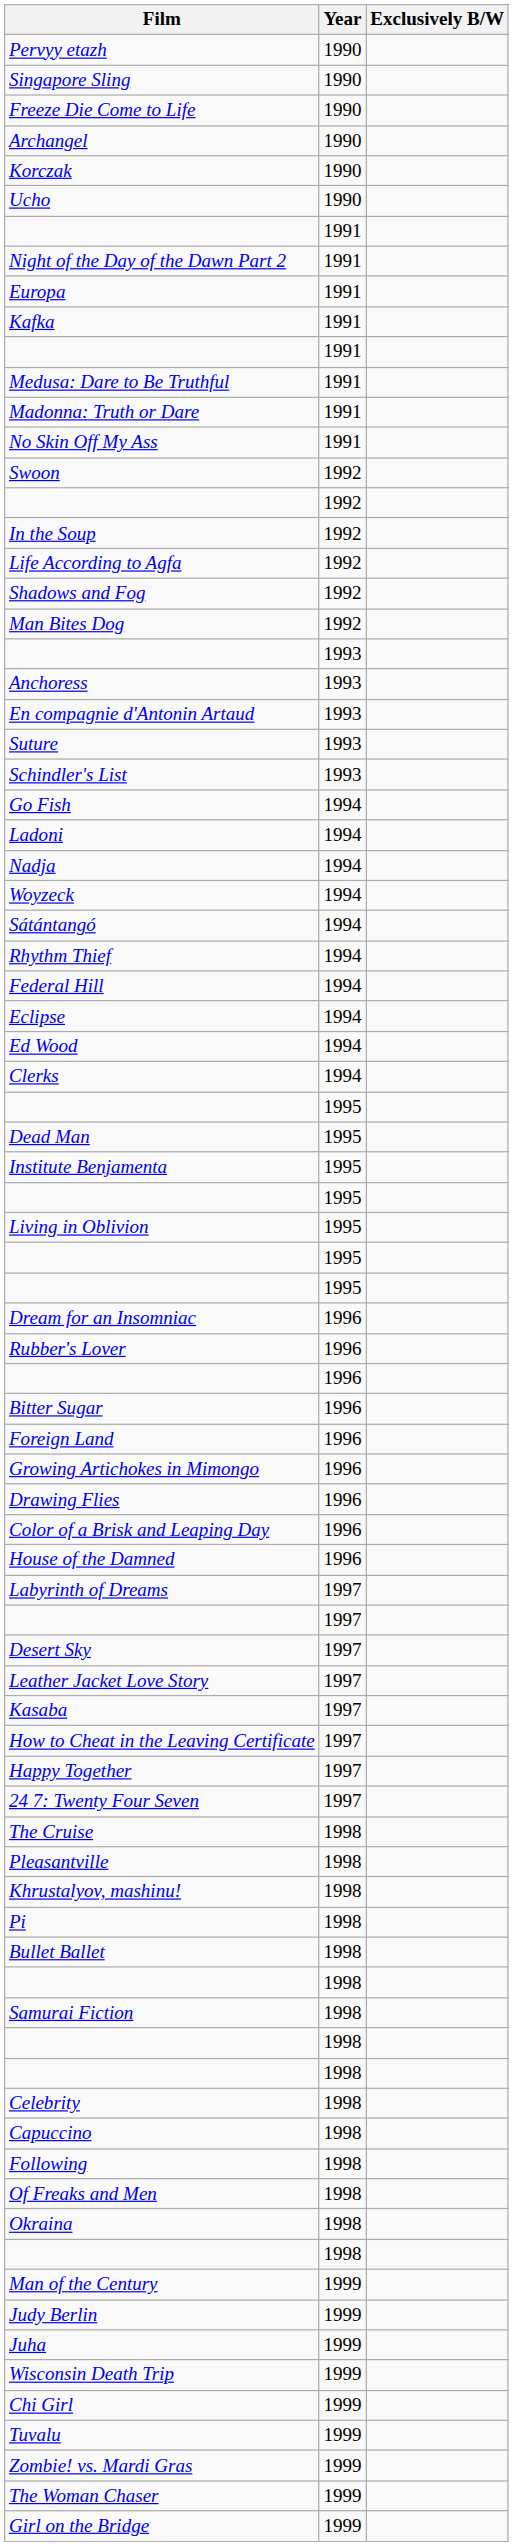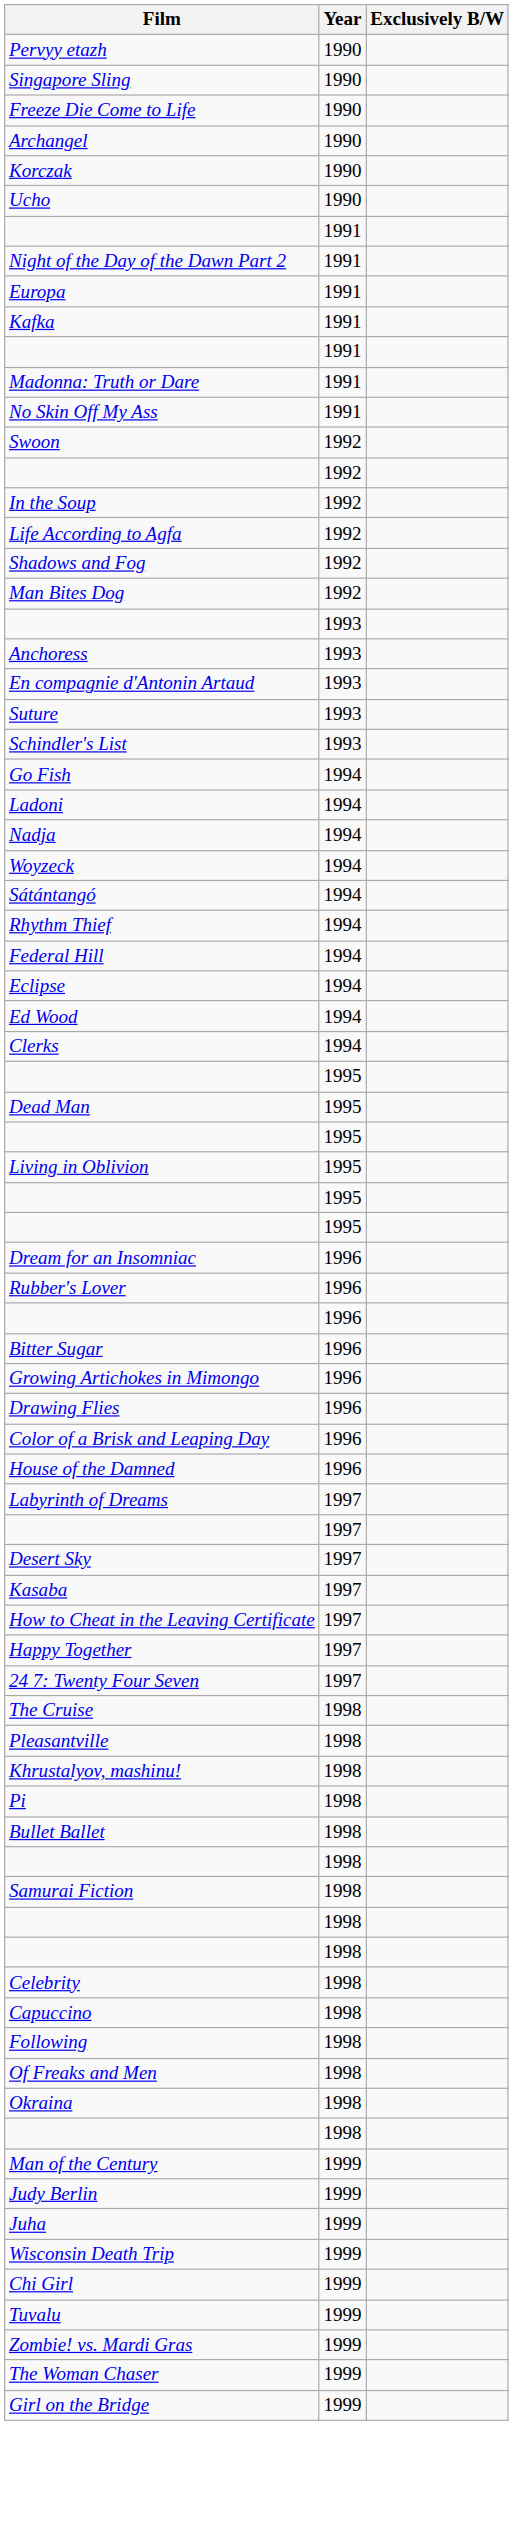- row: (119, 381)
- row: (88, 1167)
- row: (61, 1438)
- row: (109, 1680)
